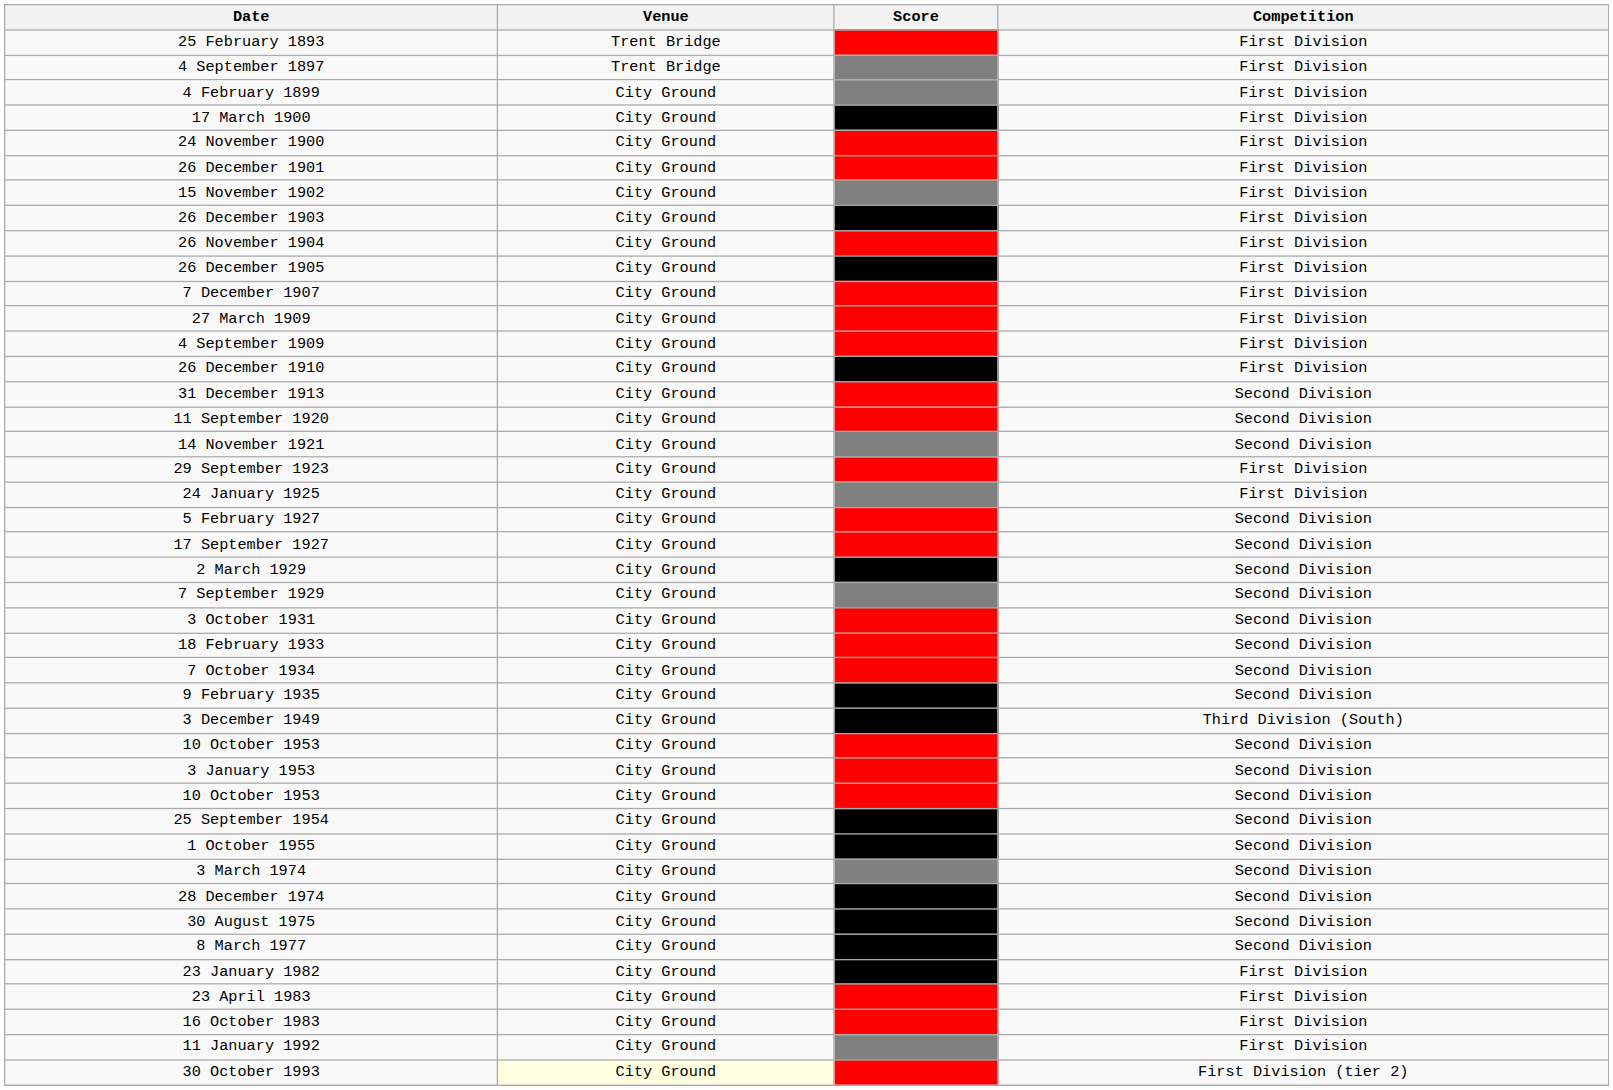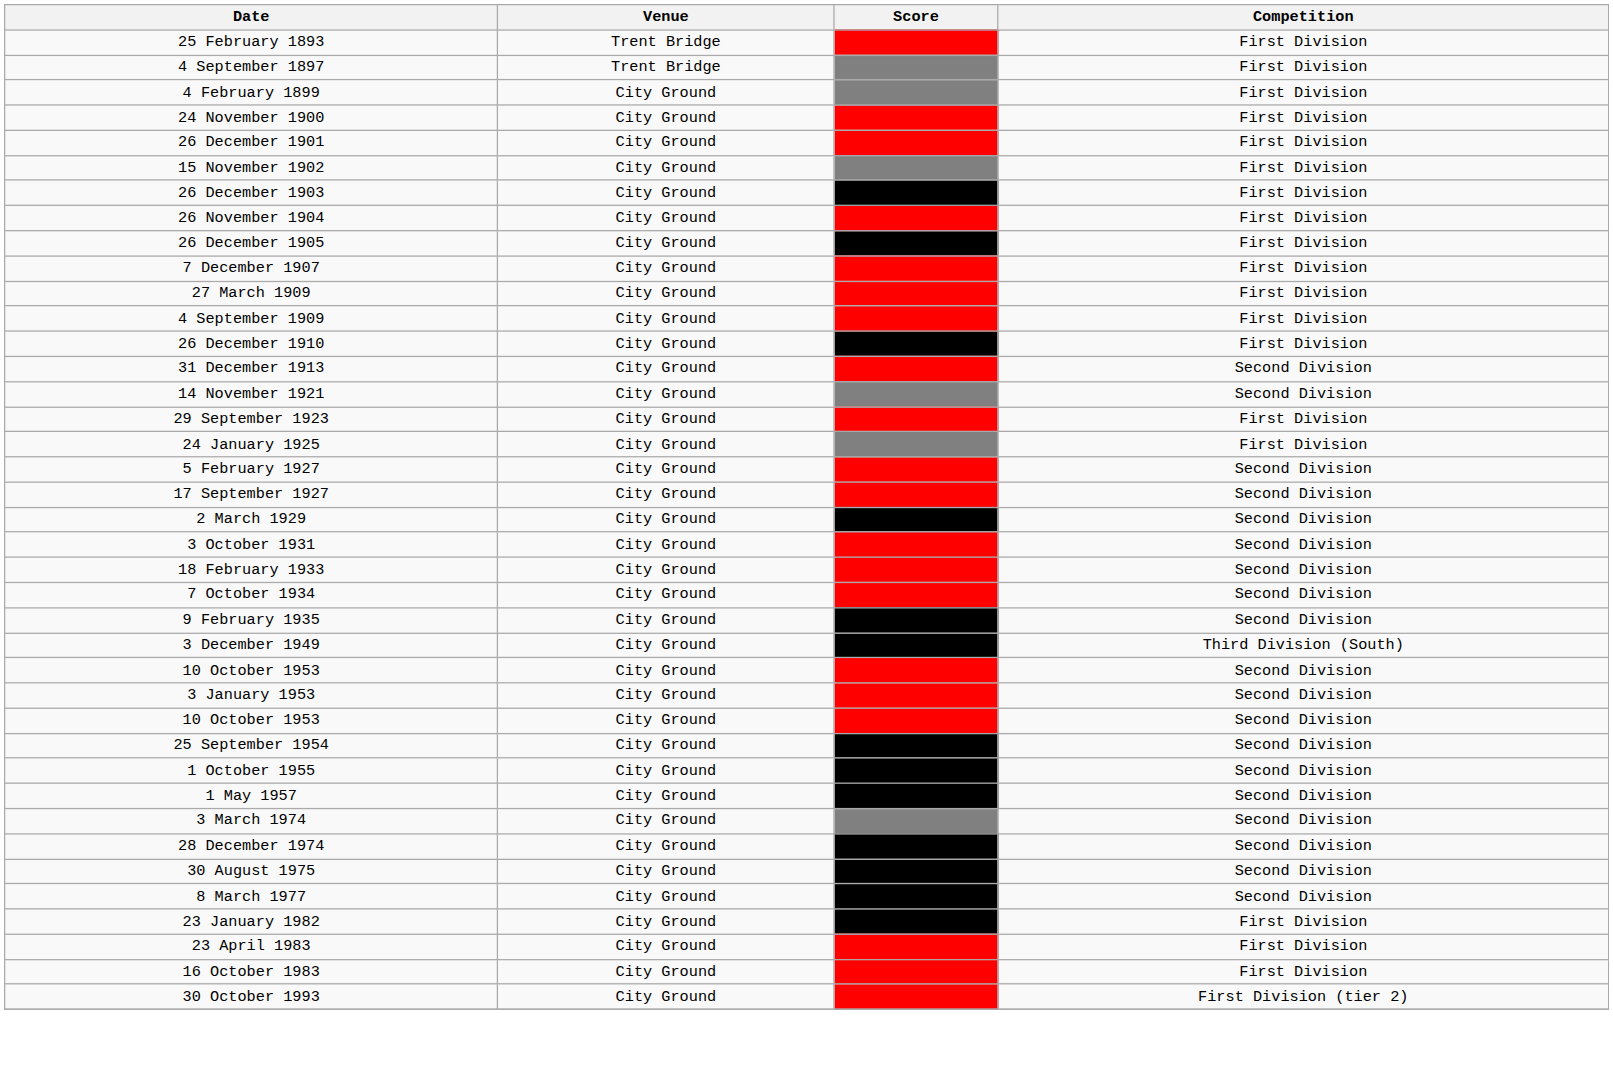- row: (251, 118)
- row: (251, 419)
- row: (251, 595)
+ row: (251, 796)
- row: (251, 1047)
(666, 1072) lightyellow background -> (666, 997) no background
